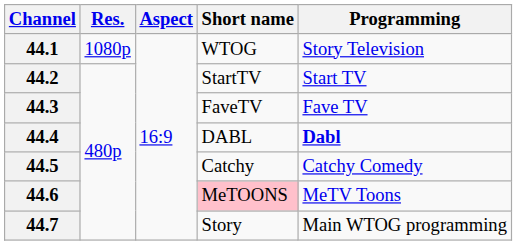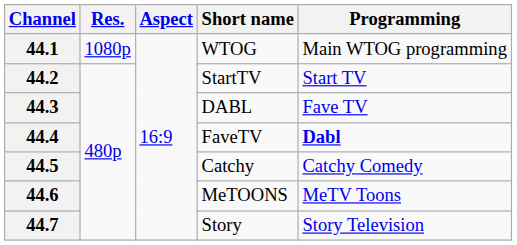(363, 48) Story Television -> (405, 48) Main WTOG programming
(232, 107) FaveTV -> (227, 107) DABL
(227, 136) DABL -> (232, 136) FaveTV
(245, 195) pink background -> (245, 195) no background
(405, 225) Main WTOG programming -> (363, 225) Story Television
